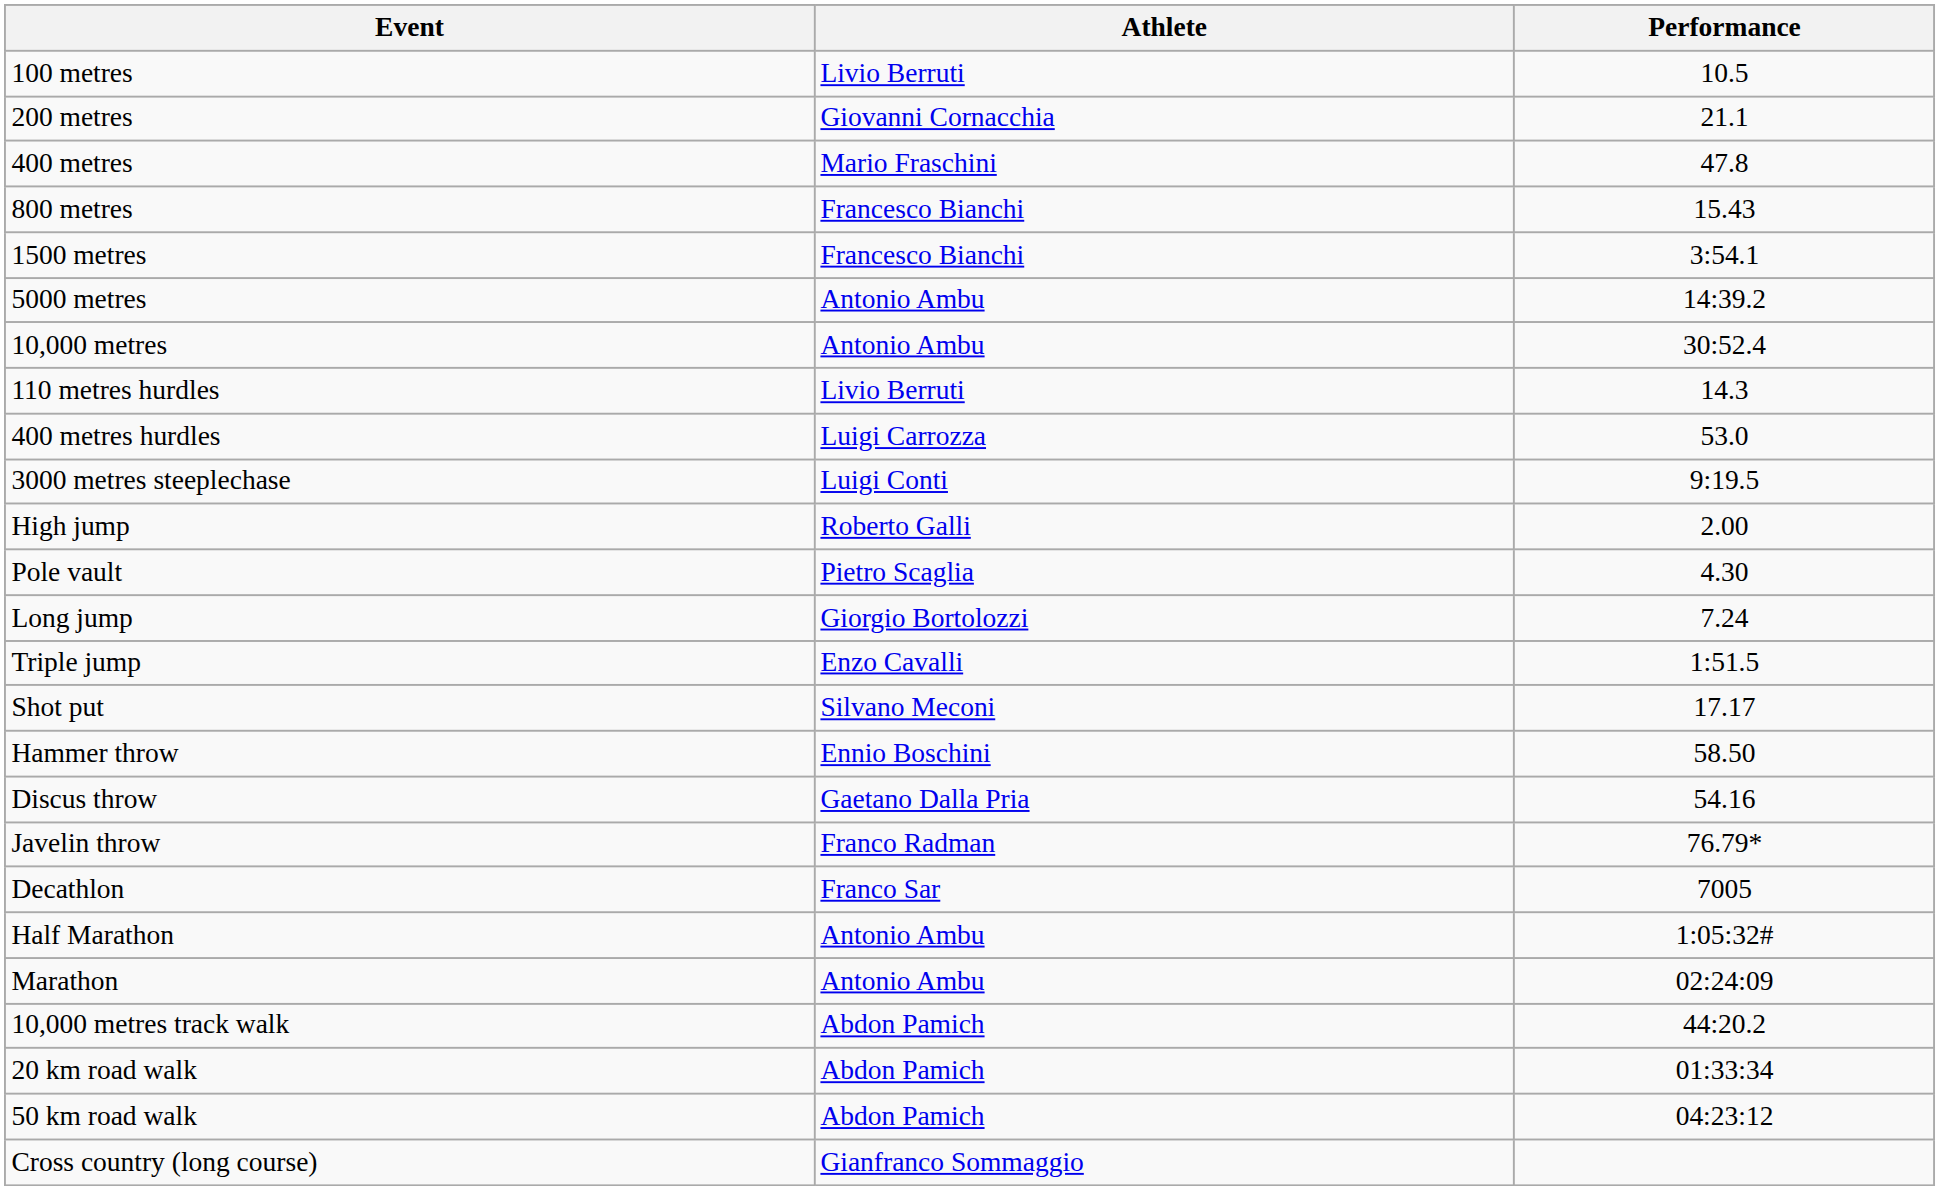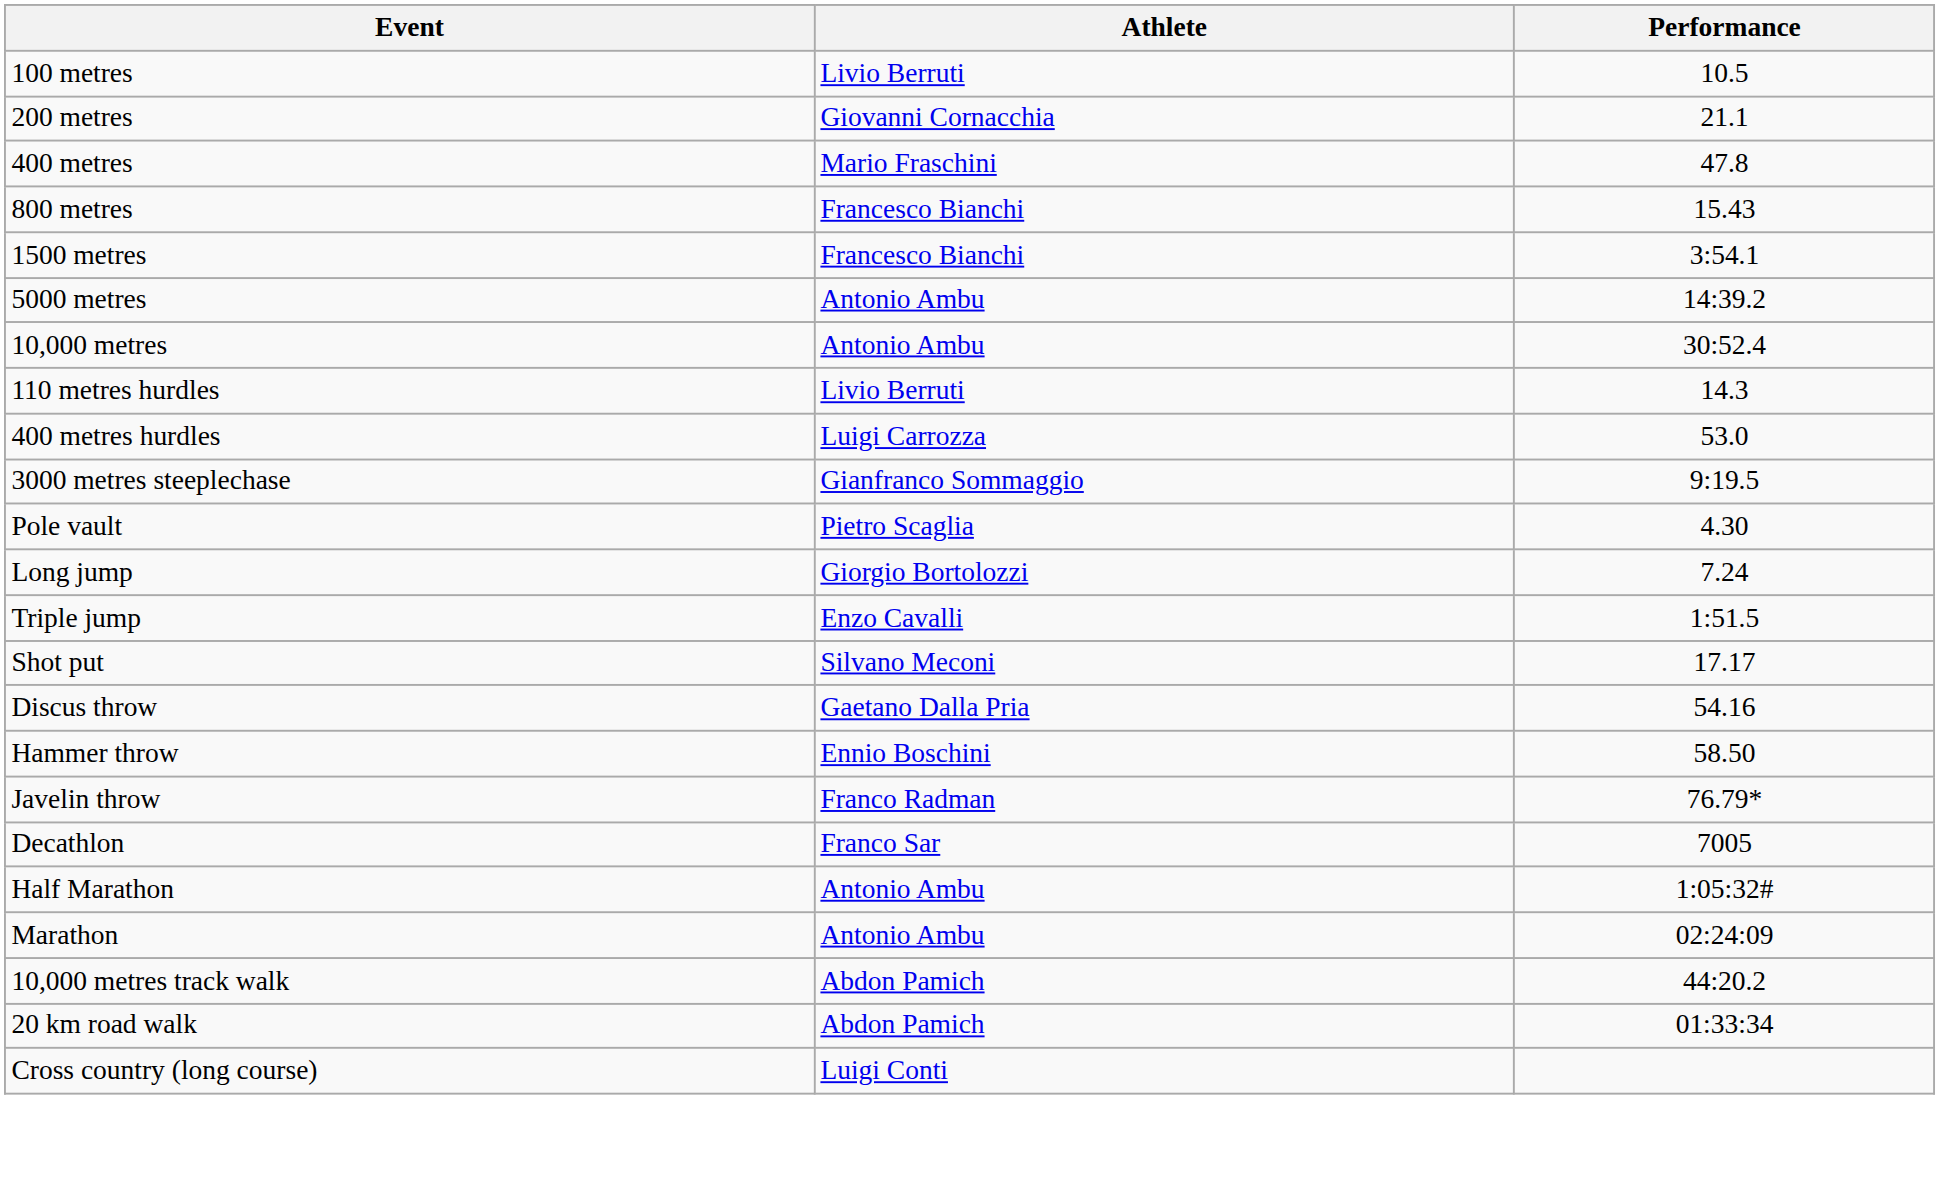(884, 481) Luigi Conti -> (952, 481) Gianfranco Sommaggio
- row: (71, 526)
rows swapped: (84, 798) <-> (95, 753)
- row: (104, 1116)
(952, 1161) Gianfranco Sommaggio -> (884, 1070) Luigi Conti
